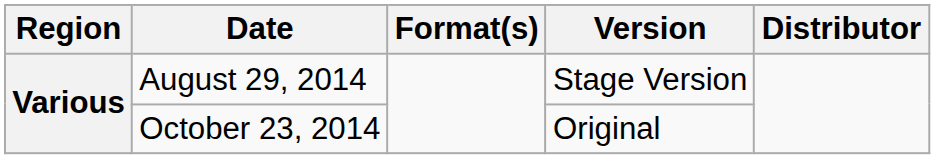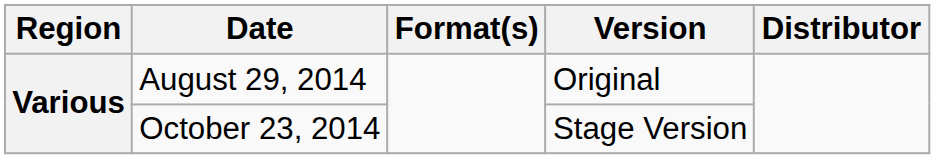(650, 78) Stage Version -> (607, 78) Original
(607, 128) Original -> (650, 128) Stage Version
